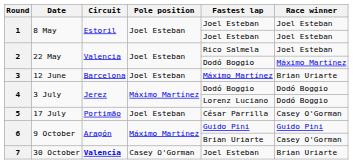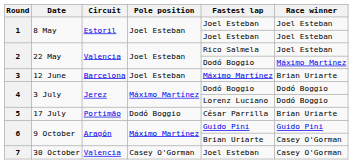(157, 114) Joel Esteban -> (155, 114) Dodó Boggio
(309, 114) Casey O'Gorman -> (307, 114) Brian Uriarte
(102, 153) bold -> (102, 153) normal
(307, 153) Brian Uriarte -> (309, 153) Casey O'Gorman
